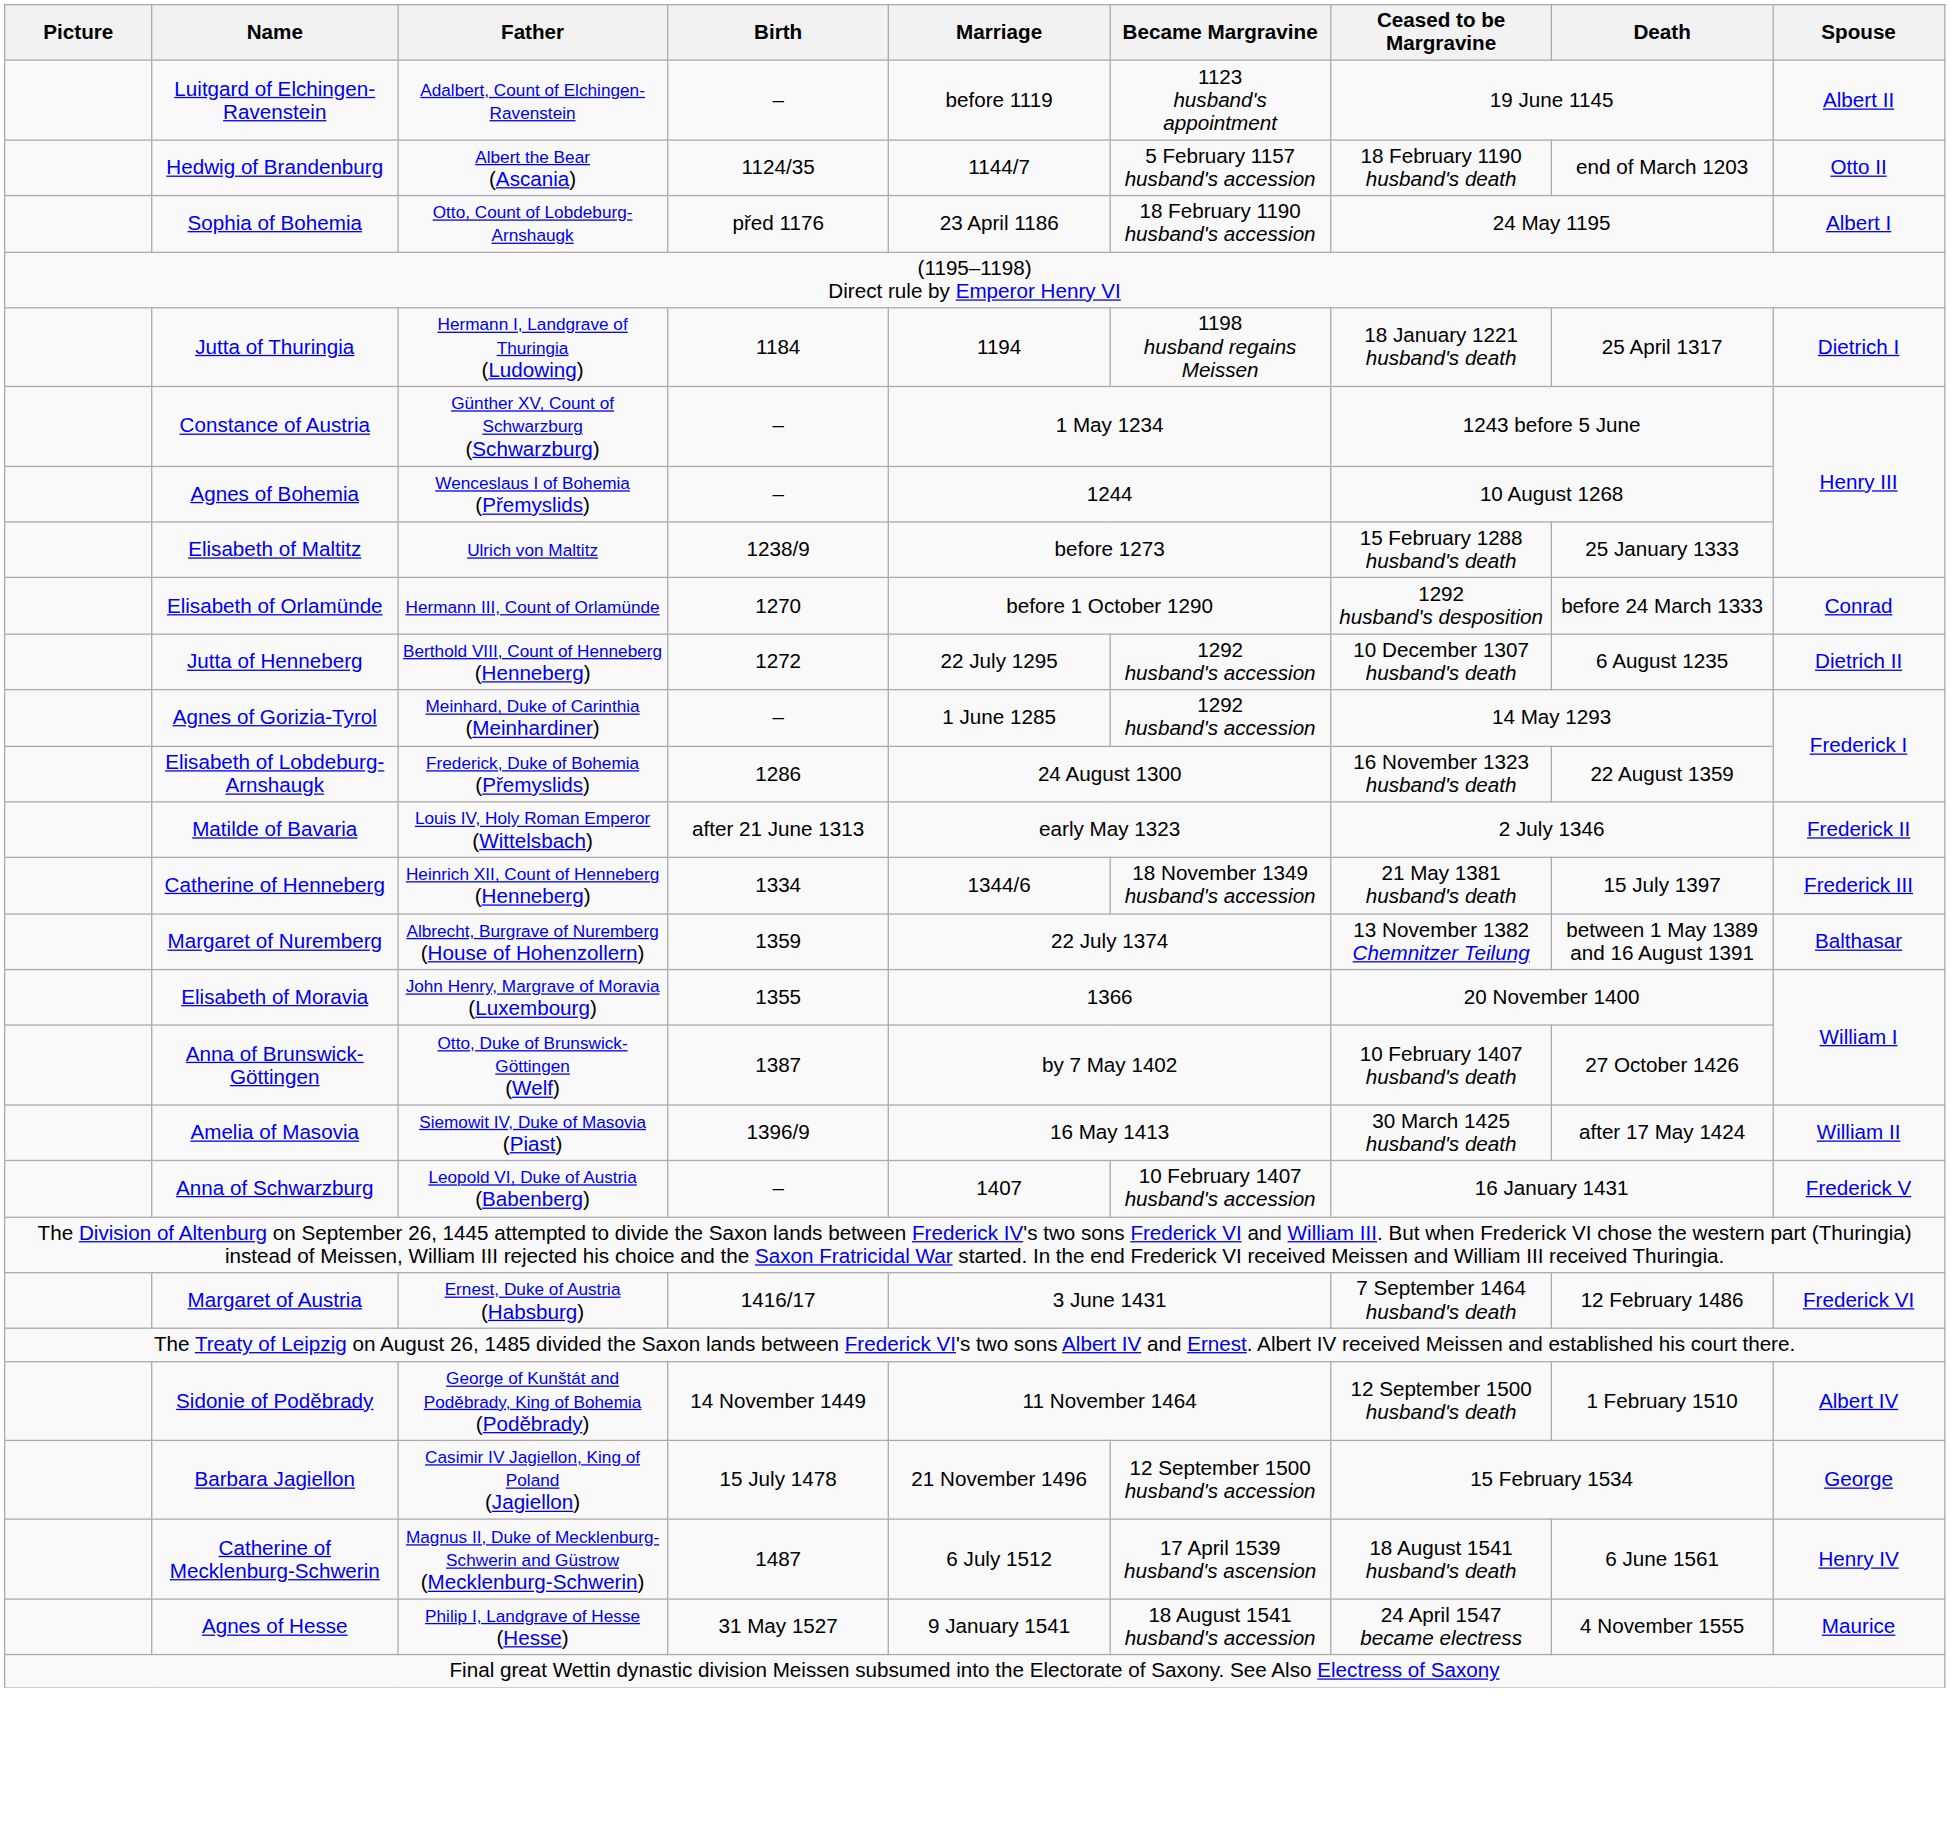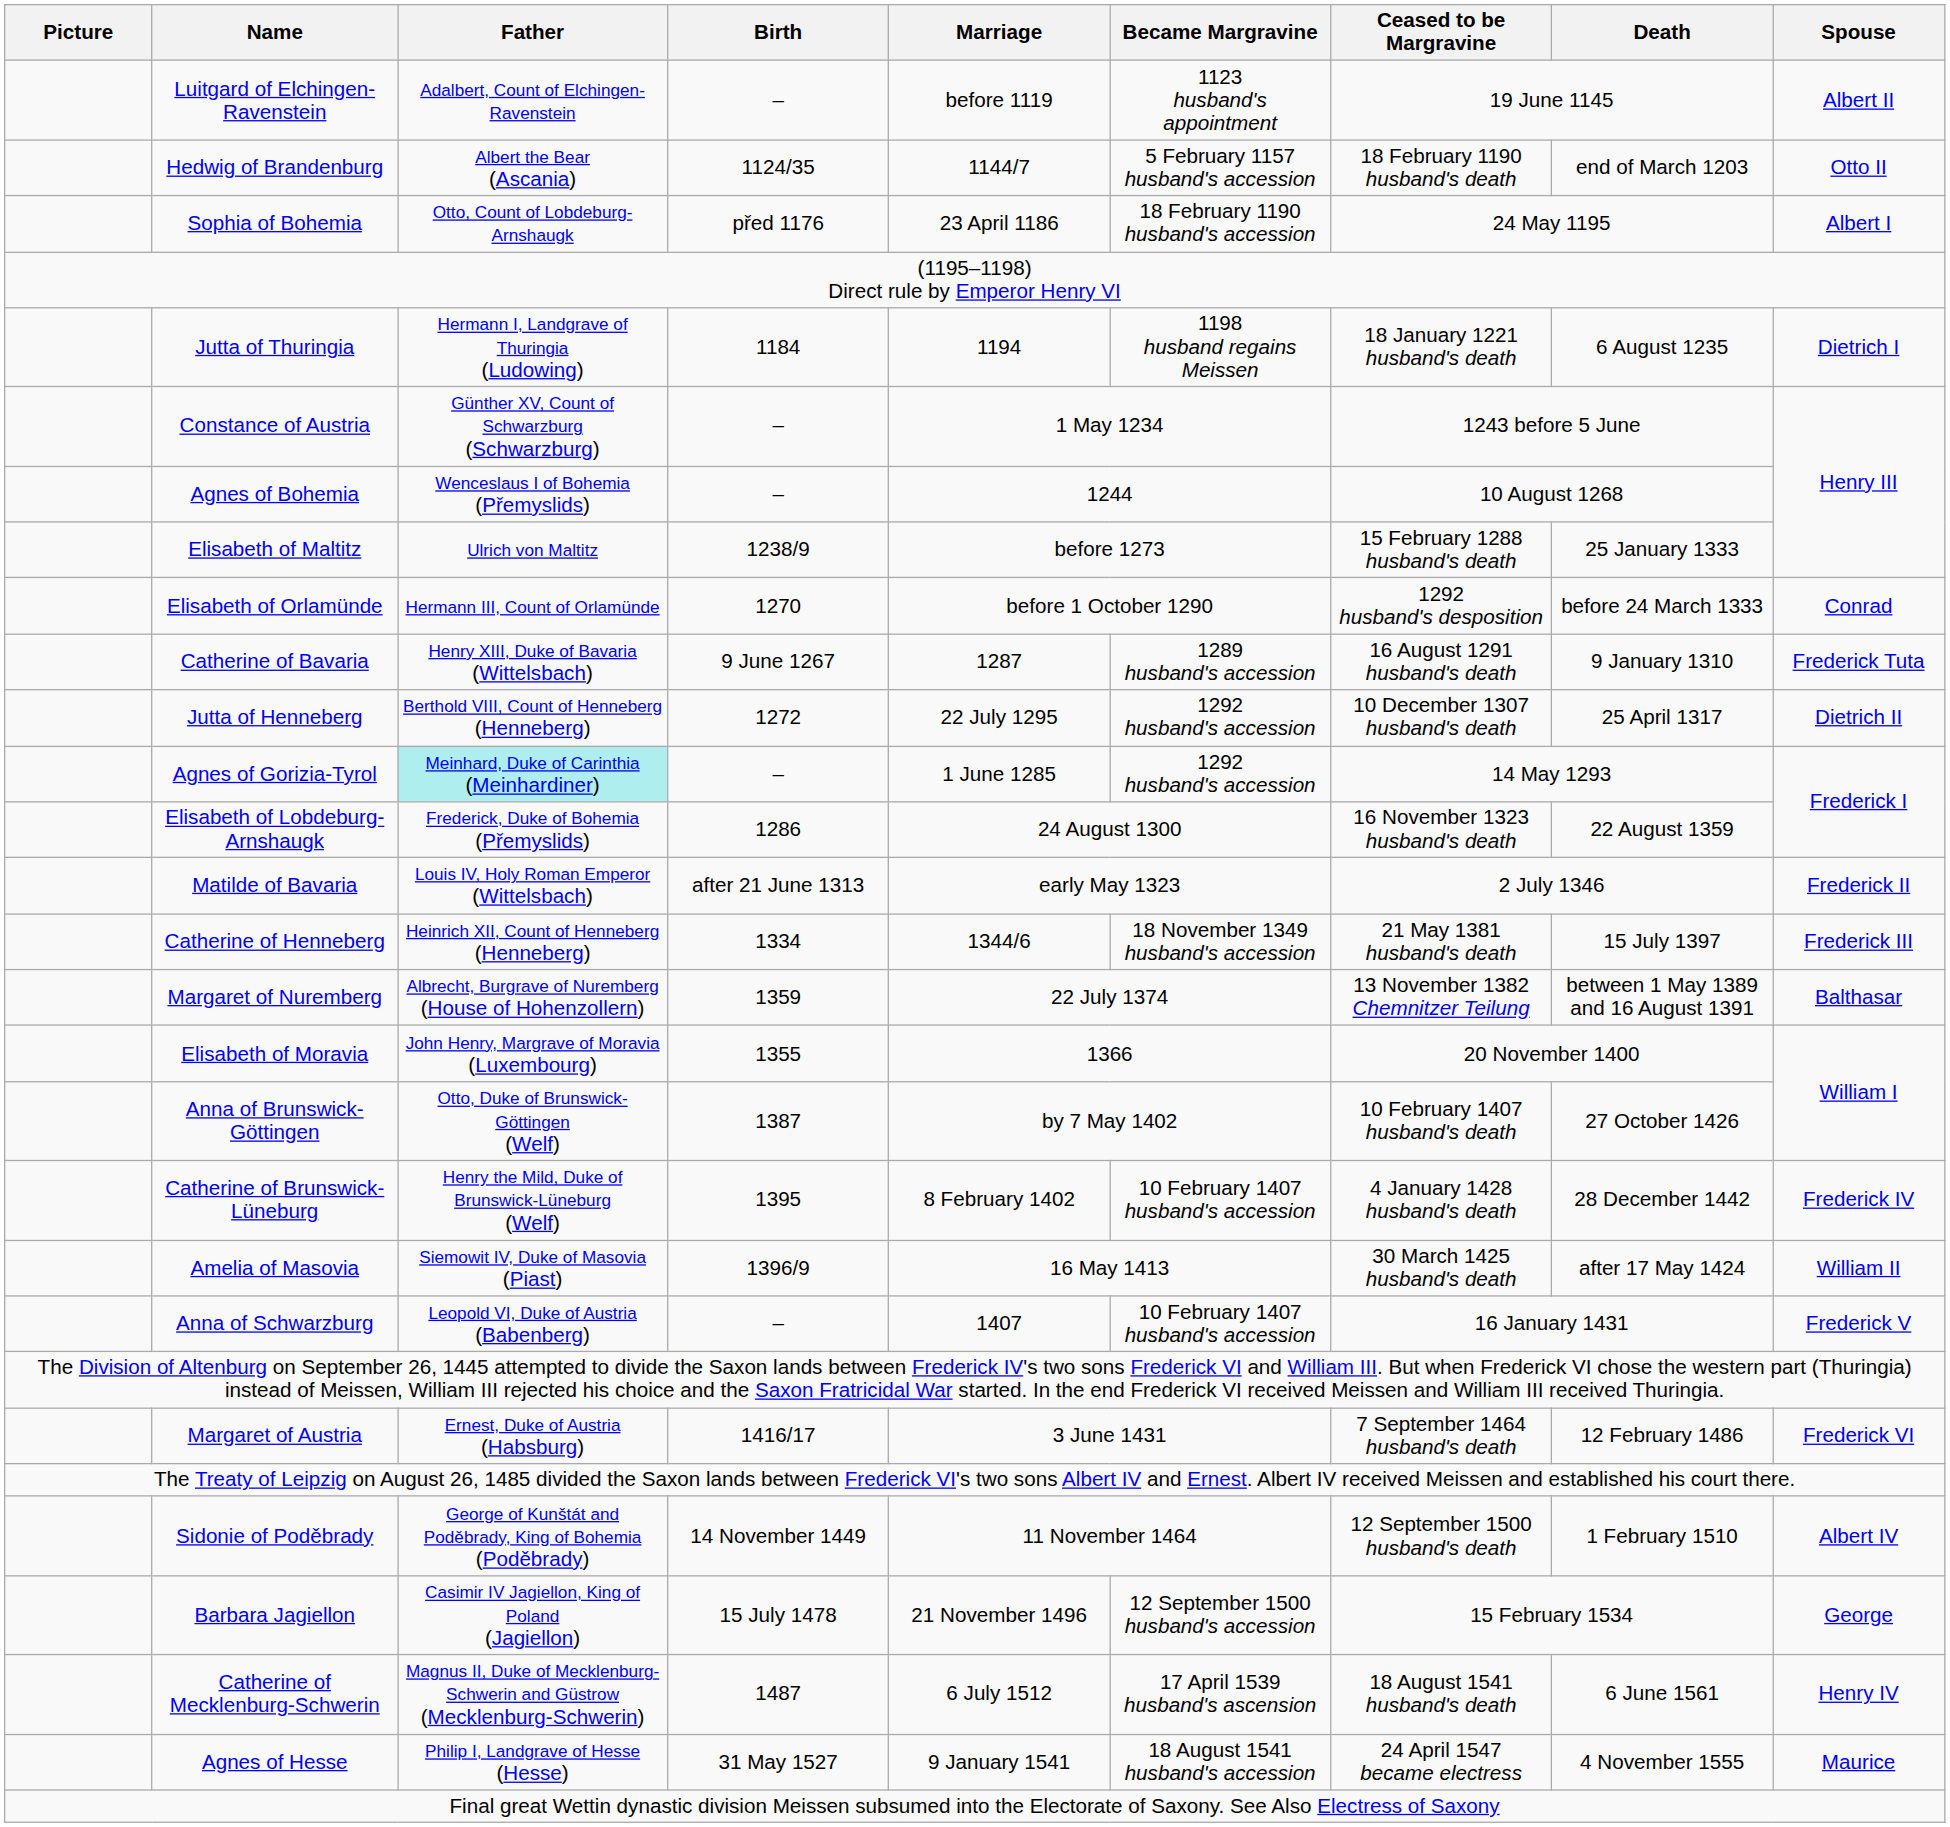(1662, 347) 25 April 1317 -> (1662, 347) 6 August 1235
+ row: (275, 661)
(1662, 661) 6 August 1235 -> (1662, 717) 25 April 1317
(533, 718) no background -> (533, 774) paleturquoise background
+ row: (275, 1200)
